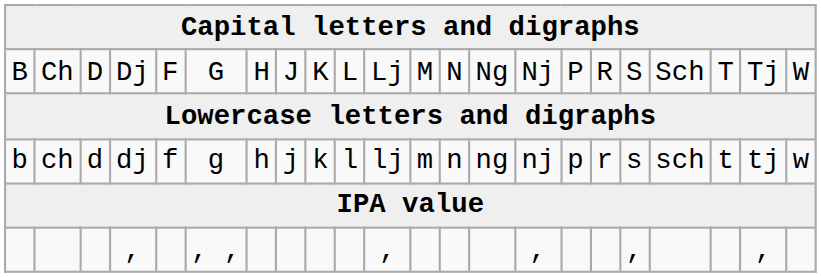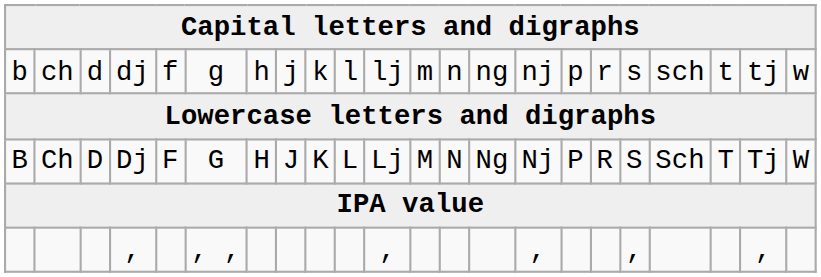rows swapped: (57, 72) <-> (57, 161)
